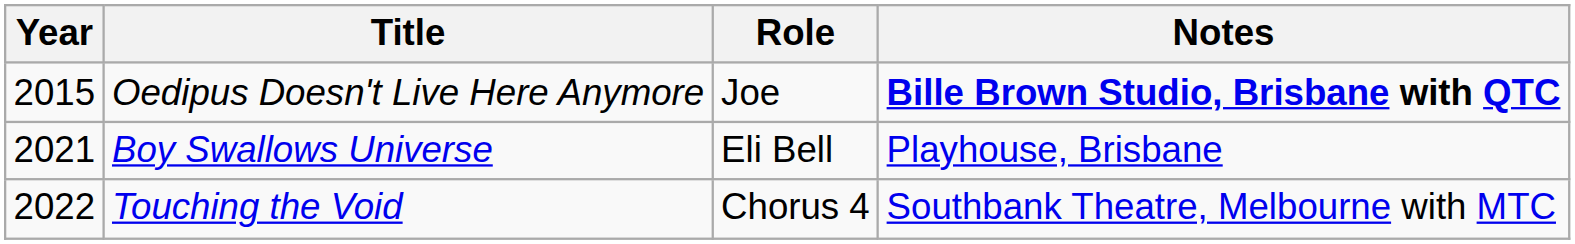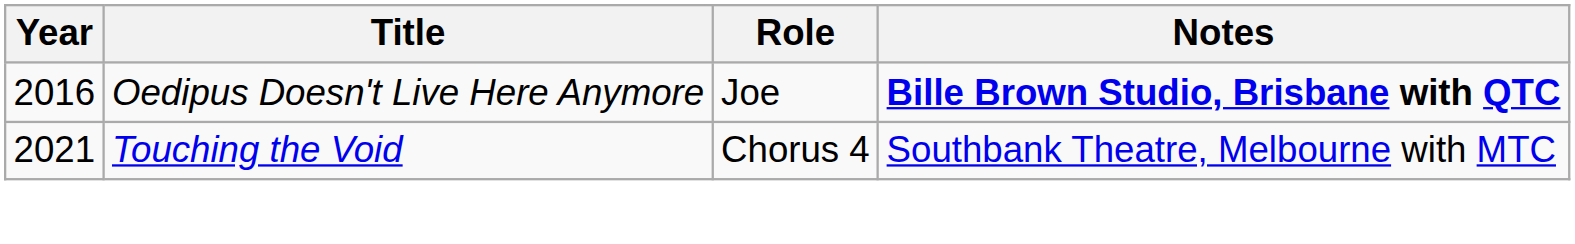(54, 91) 2015 -> (54, 91) 2016
- row: (302, 149)
(54, 207) 2022 -> (54, 149) 2021
